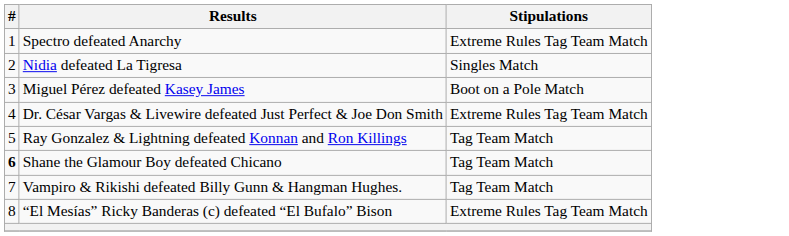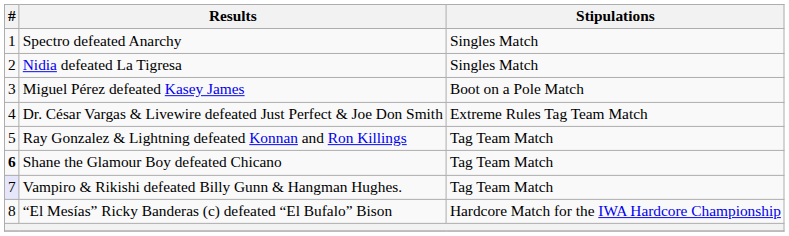(549, 41) Extreme Rules Tag Team Match -> (494, 41) Singles Match
(12, 187) no background -> (12, 187) lavender background
(549, 211) Extreme Rules Tag Team Match -> (615, 211) Hardcore Match for the IWA Hardcore Championship
